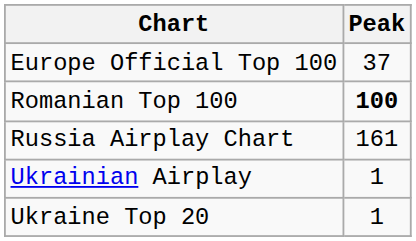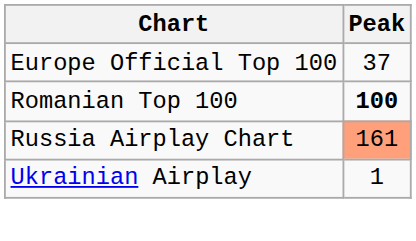(377, 140) no background -> (377, 140) lightsalmon background
- row: (110, 217)
